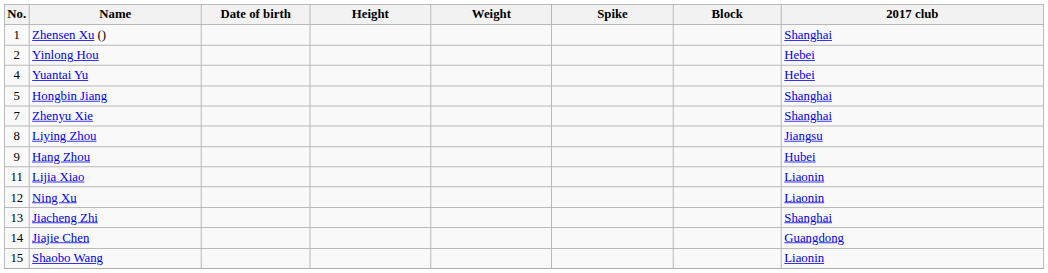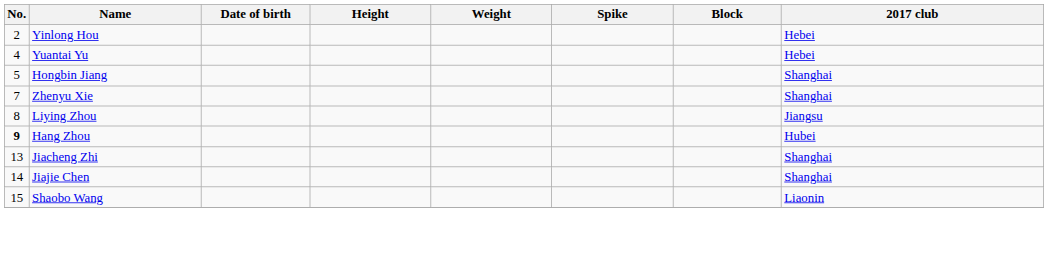- row: (69, 34)
(17, 156) normal -> (17, 136) bold
- row: (58, 177)
- row: (54, 197)
(814, 237) Guangdong -> (808, 177) Shanghai
